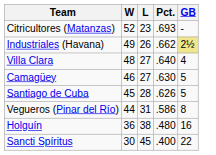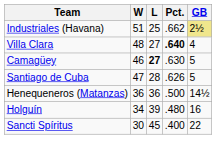- row: (61, 28)
(129, 45) 49 -> (138, 28) 51
(145, 45) 26 -> (154, 28) 25
(166, 61) normal -> (175, 45) bold
(145, 77) normal -> (154, 61) bold
(129, 93) 45 -> (138, 77) 47
- row: (63, 110)
+ row: (67, 93)
(129, 126) 36 -> (138, 110) 34
(145, 126) 38 -> (154, 110) 39
